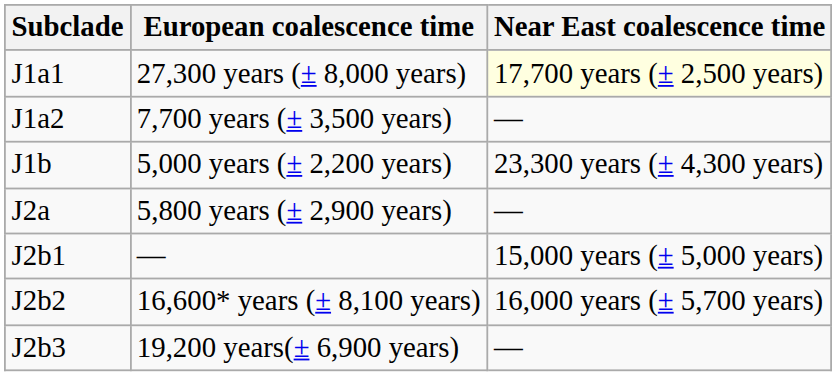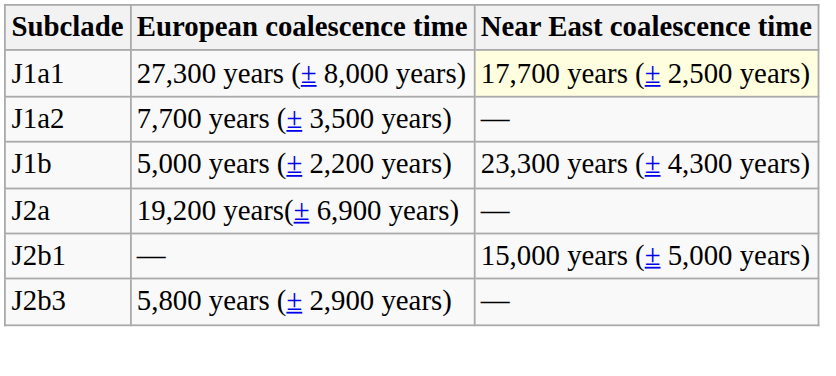(294, 210) 5,800 years (± 2,900 years) -> (298, 210) 19,200 years(± 6,900 years)
- row: (39, 301)
(298, 347) 19,200 years(± 6,900 years) -> (294, 301) 5,800 years (± 2,900 years)
